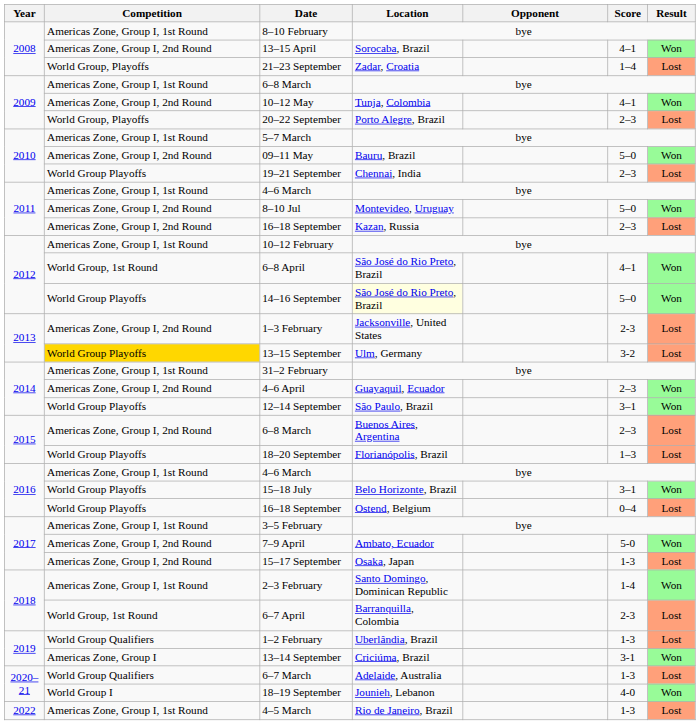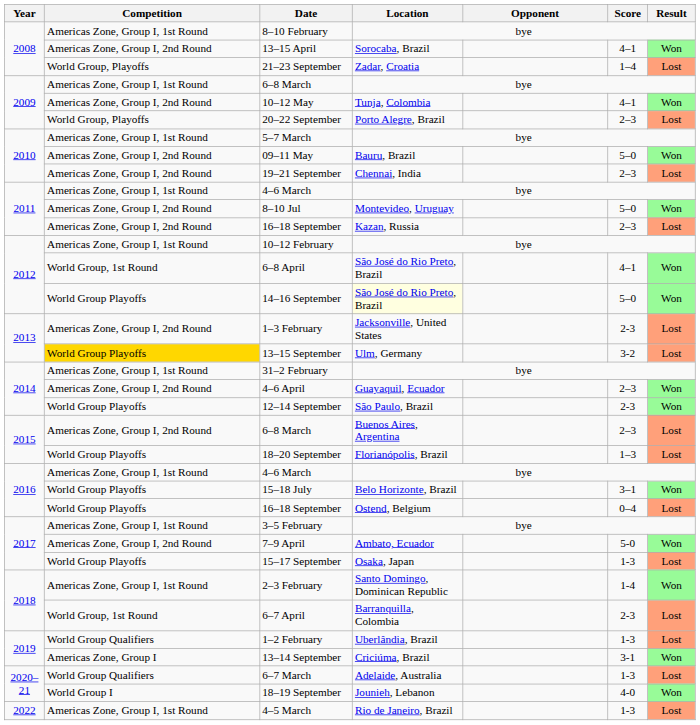(97, 173) World Group Playoffs -> (129, 173) Americas Zone, Group I, 2nd Round
(628, 406) 3–1 -> (628, 406) 2-3
(129, 561) Americas Zone, Group I, 2nd Round -> (97, 561) World Group Playoffs
